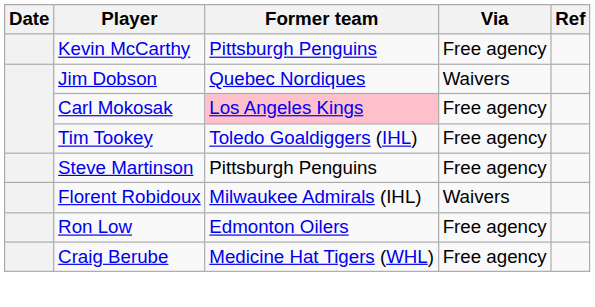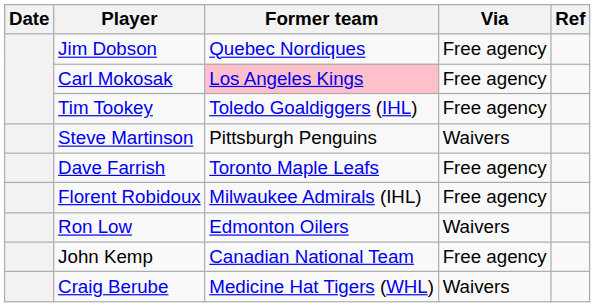- row: (124, 49)
(476, 78) Waivers -> (495, 49) Free agency
(495, 167) Free agency -> (476, 138) Waivers
+ row: (112, 167)
(476, 197) Waivers -> (495, 197) Free agency
(495, 227) Free agency -> (476, 227) Waivers
+ row: (105, 256)
(495, 256) Free agency -> (476, 286) Waivers
